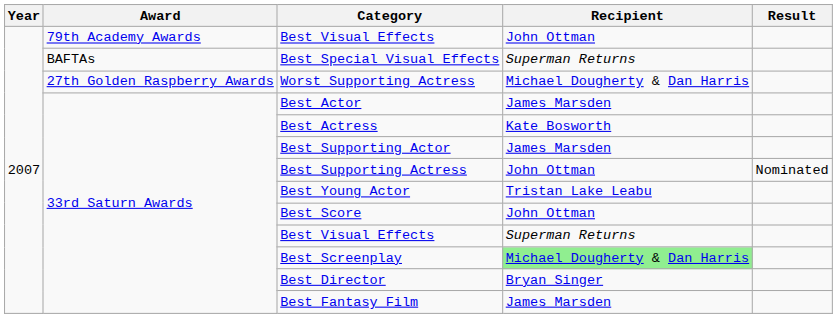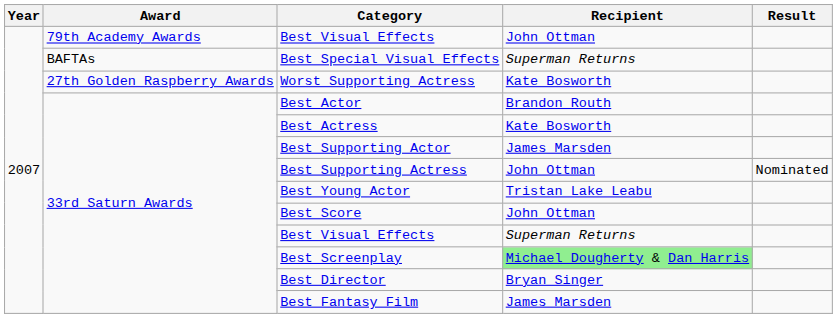(627, 82) Michael Dougherty & Dan Harris -> (558, 82) Kate Bosworth
(558, 104) James Marsden -> (558, 104) Brandon Routh
